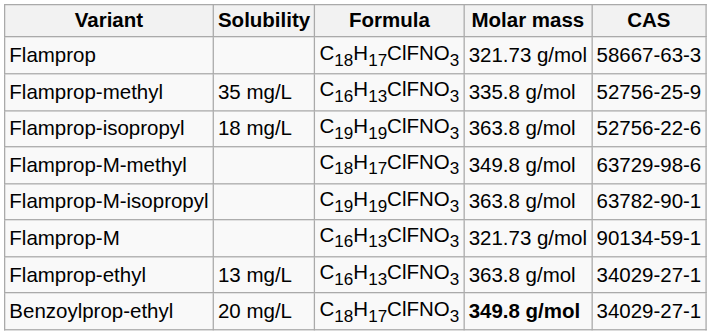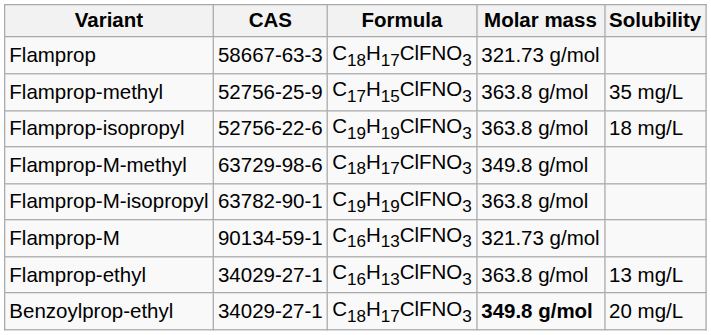columns swapped: (649, 20) <-> (264, 20)
(389, 92) C16H13ClFNO3 -> (402, 92) C17H15ClFNO3
(522, 91) 335.8 g/mol -> (535, 91) 363.8 g/mol
